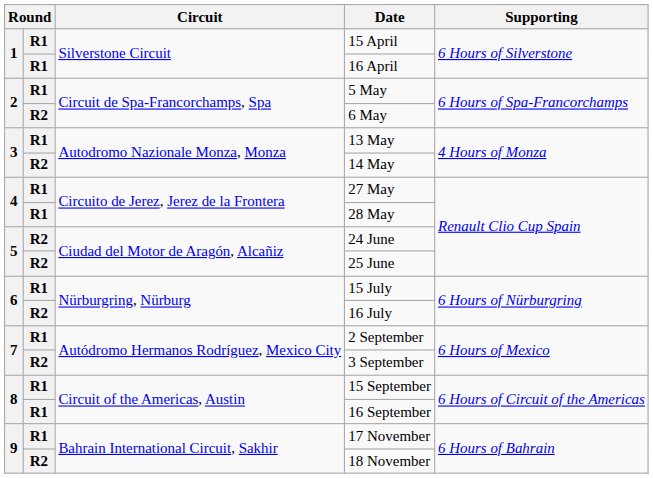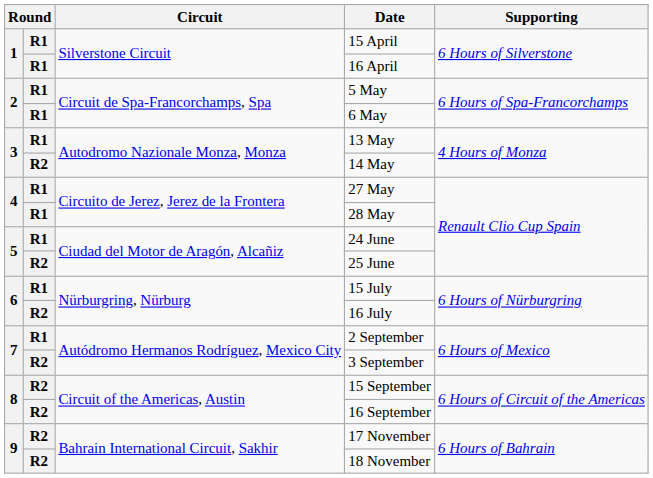(39, 115) R2 -> (39, 115) R1
(39, 238) R2 -> (39, 238) R1
(39, 386) R1 -> (39, 386) R2
(39, 411) R1 -> (39, 411) R2
(39, 436) R1 -> (39, 436) R2
